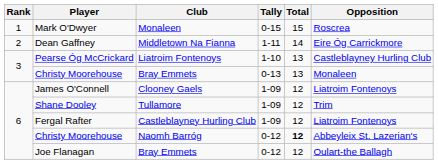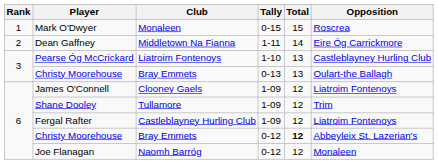(335, 74) Monaleen -> (353, 74) Oulart-the Ballagh
(170, 136) Naomh Barróg -> (167, 136) Bray Emmets
(167, 151) Bray Emmets -> (170, 151) Naomh Barróg
(353, 151) Oulart-the Ballagh -> (335, 151) Monaleen
